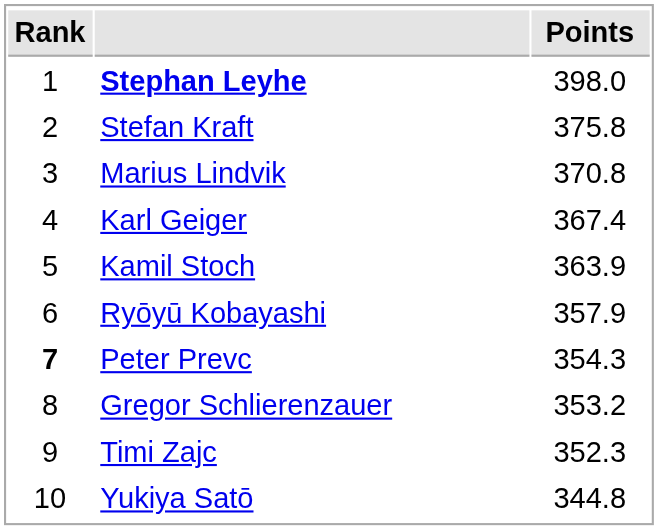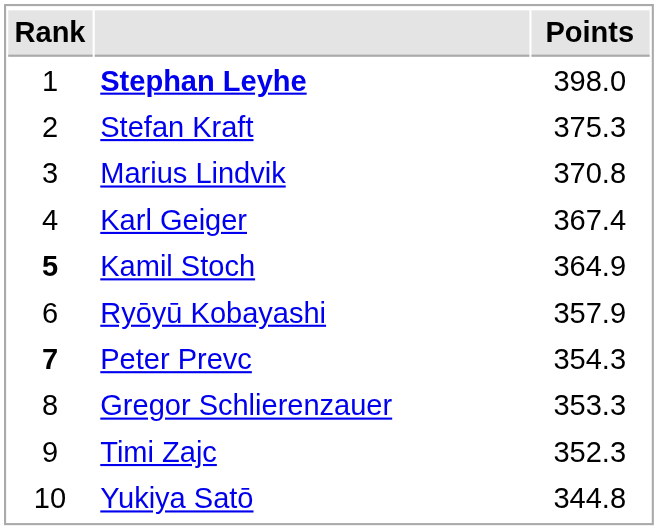(590, 127) 375.8 -> (590, 127) 375.3
(50, 267) normal -> (50, 267) bold
(590, 267) 363.9 -> (590, 267) 364.9
(590, 406) 353.2 -> (590, 406) 353.3
